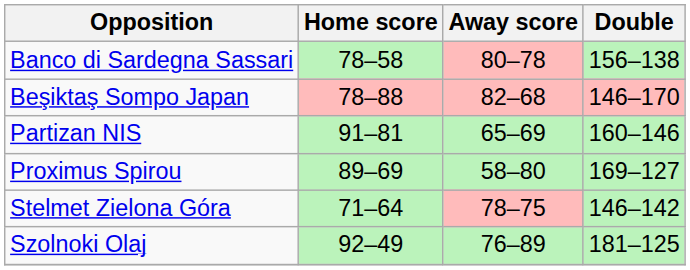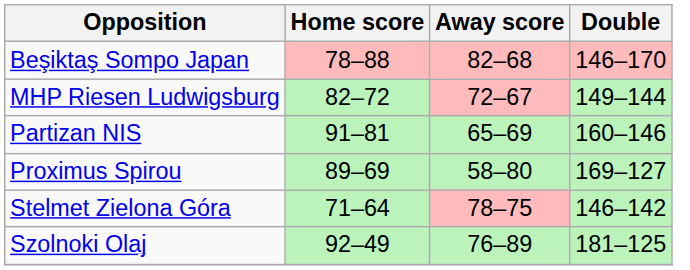- row: (152, 60)
+ row: (145, 97)
